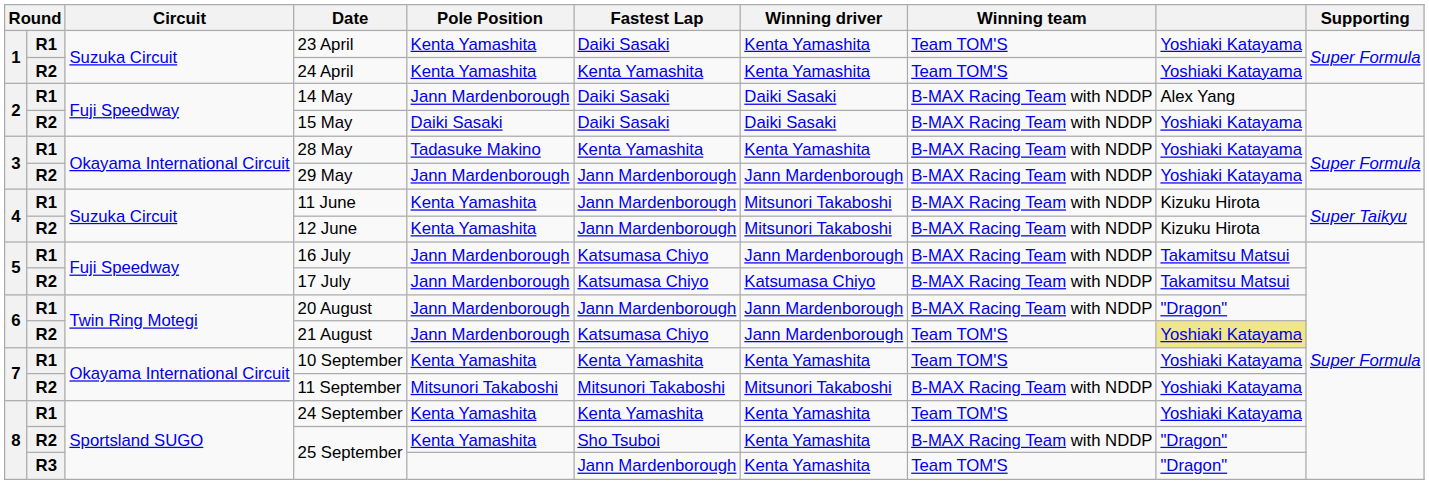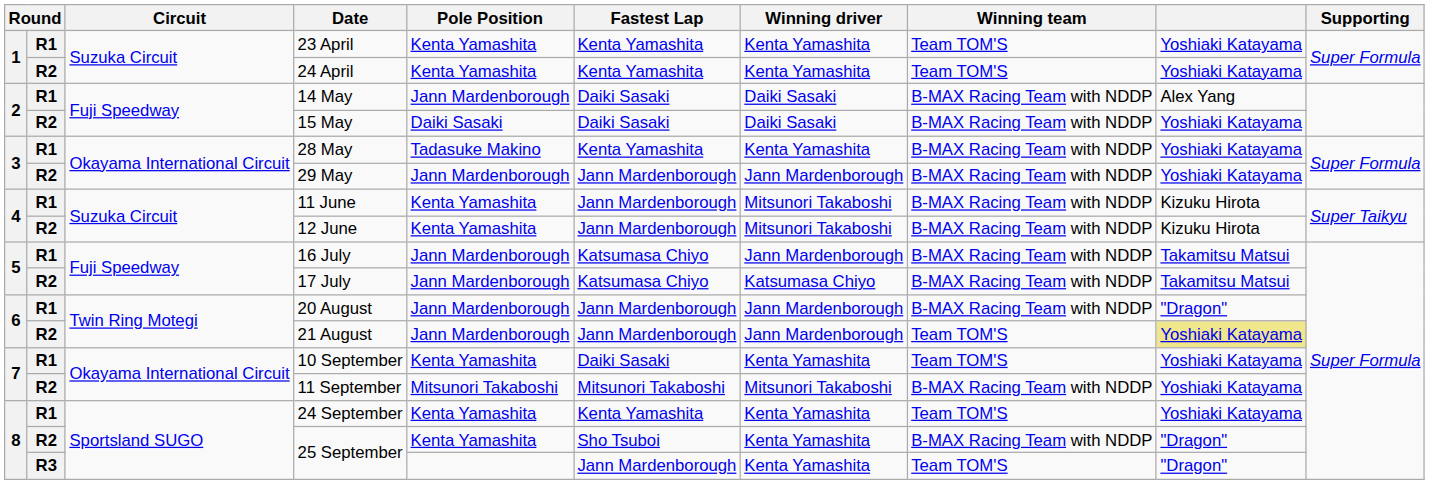(623, 44) Daiki Sasaki -> (640, 44) Kenta Yamashita
(643, 334) Katsumasa Chiyo -> (657, 334) Jann Mardenborough
(640, 360) Kenta Yamashita -> (623, 360) Daiki Sasaki
